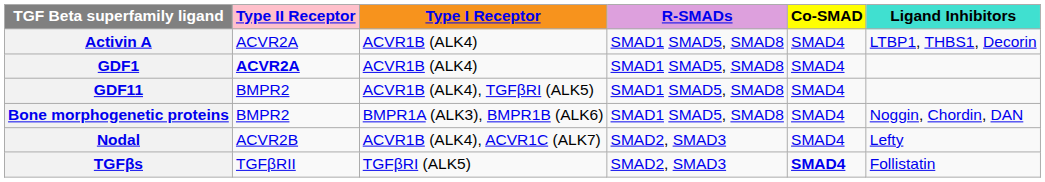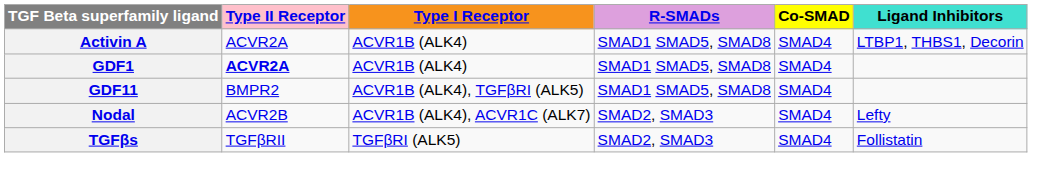- row: (118, 115)
(818, 164) bold -> (805, 139) normal
